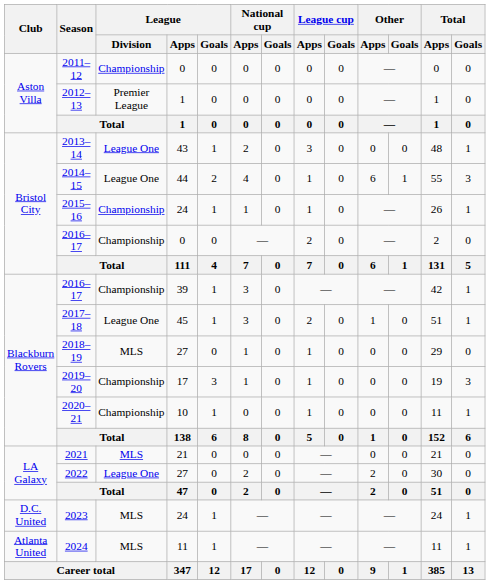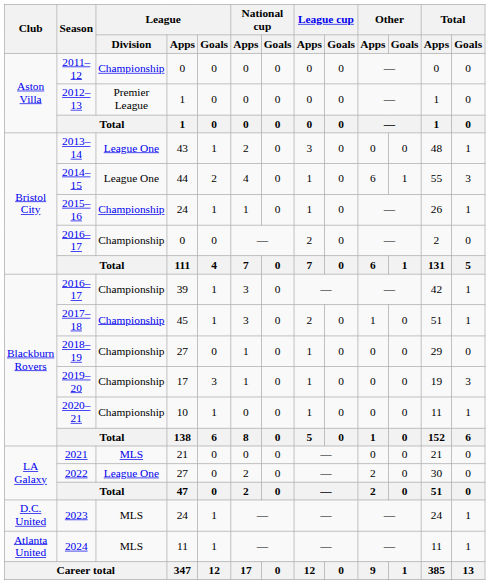(131, 320) League One -> (131, 320) Championship
(131, 351) MLS -> (131, 351) Championship
